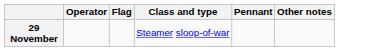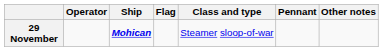+ column: (131, 12)
